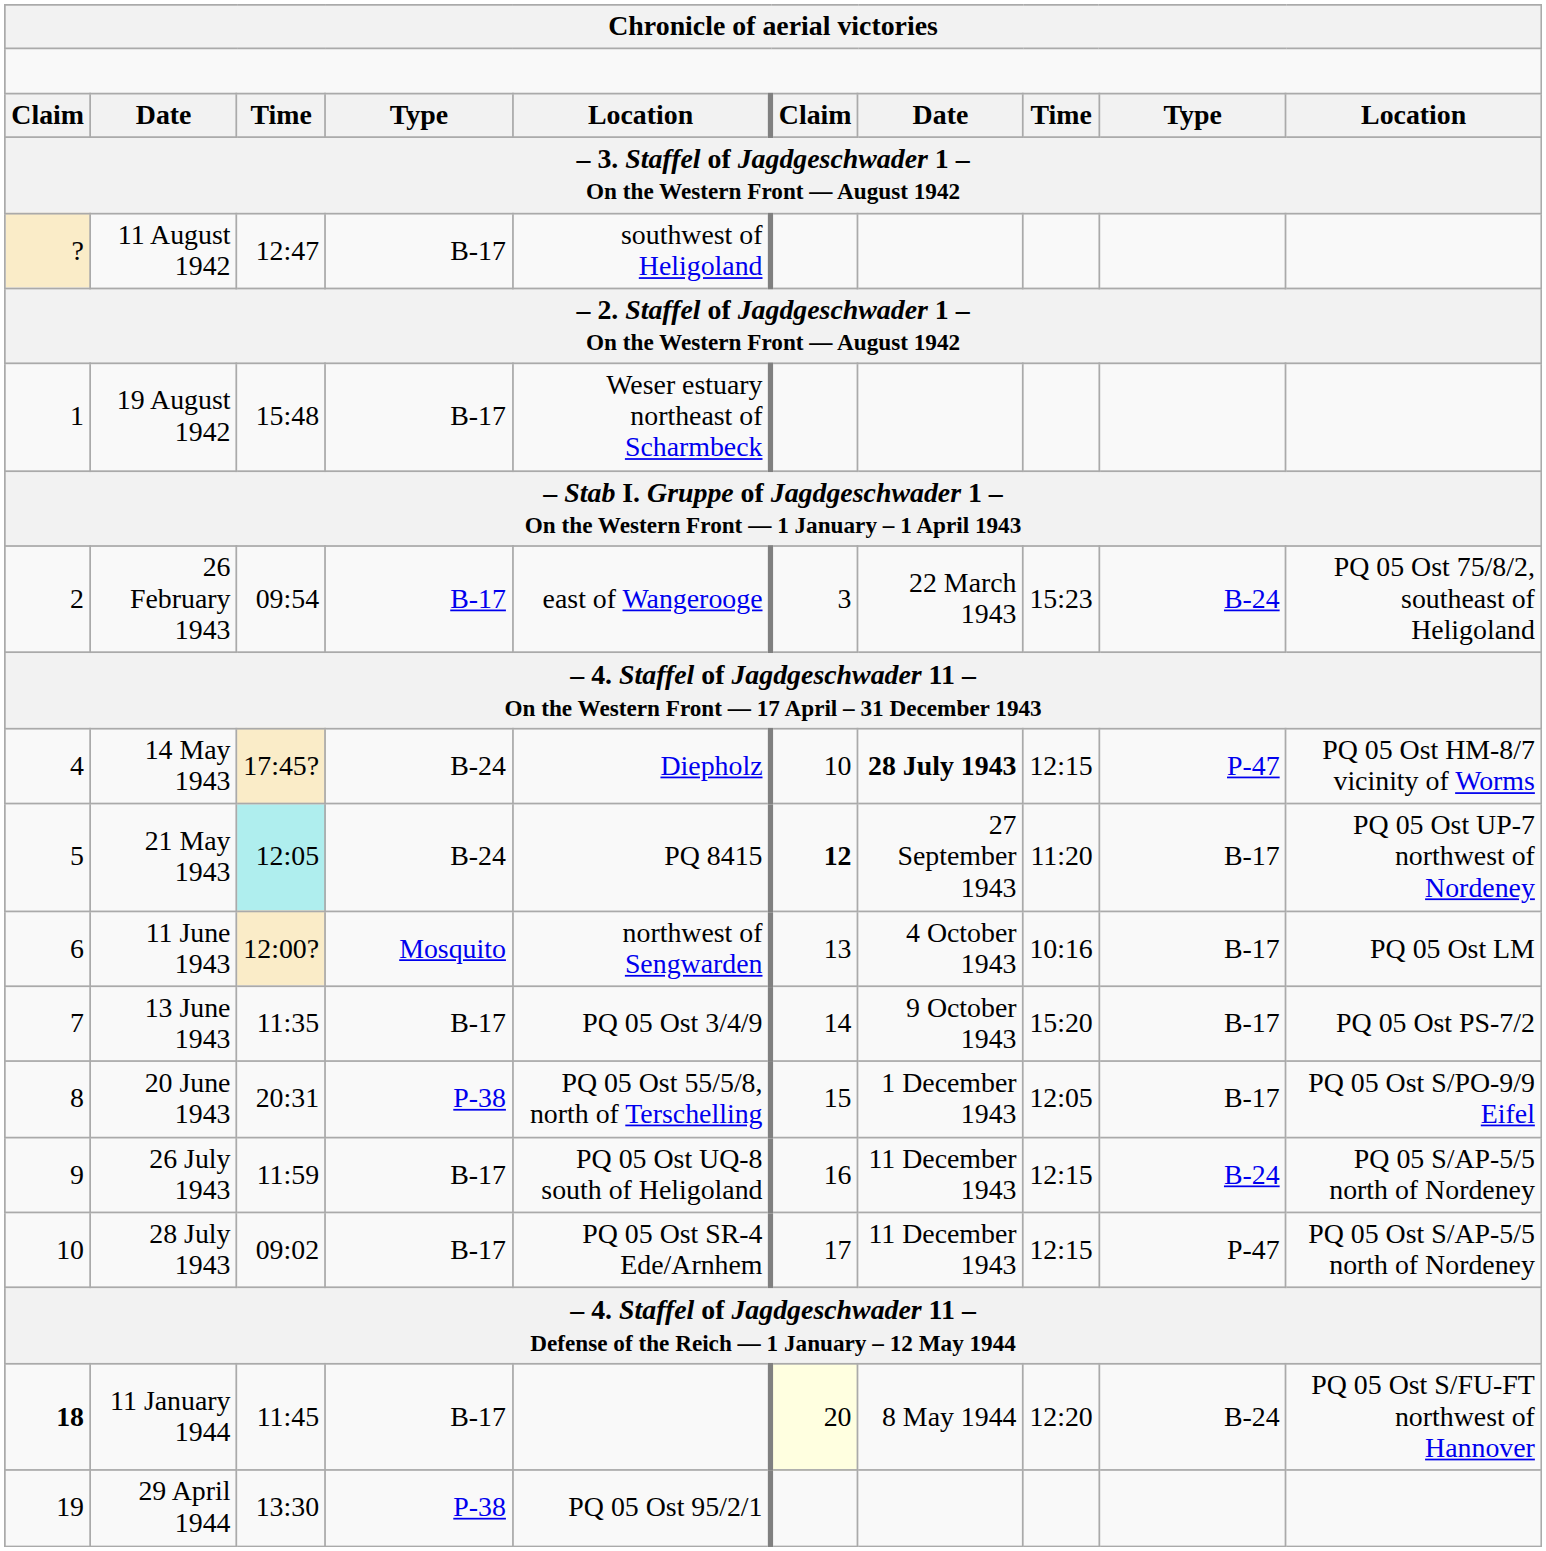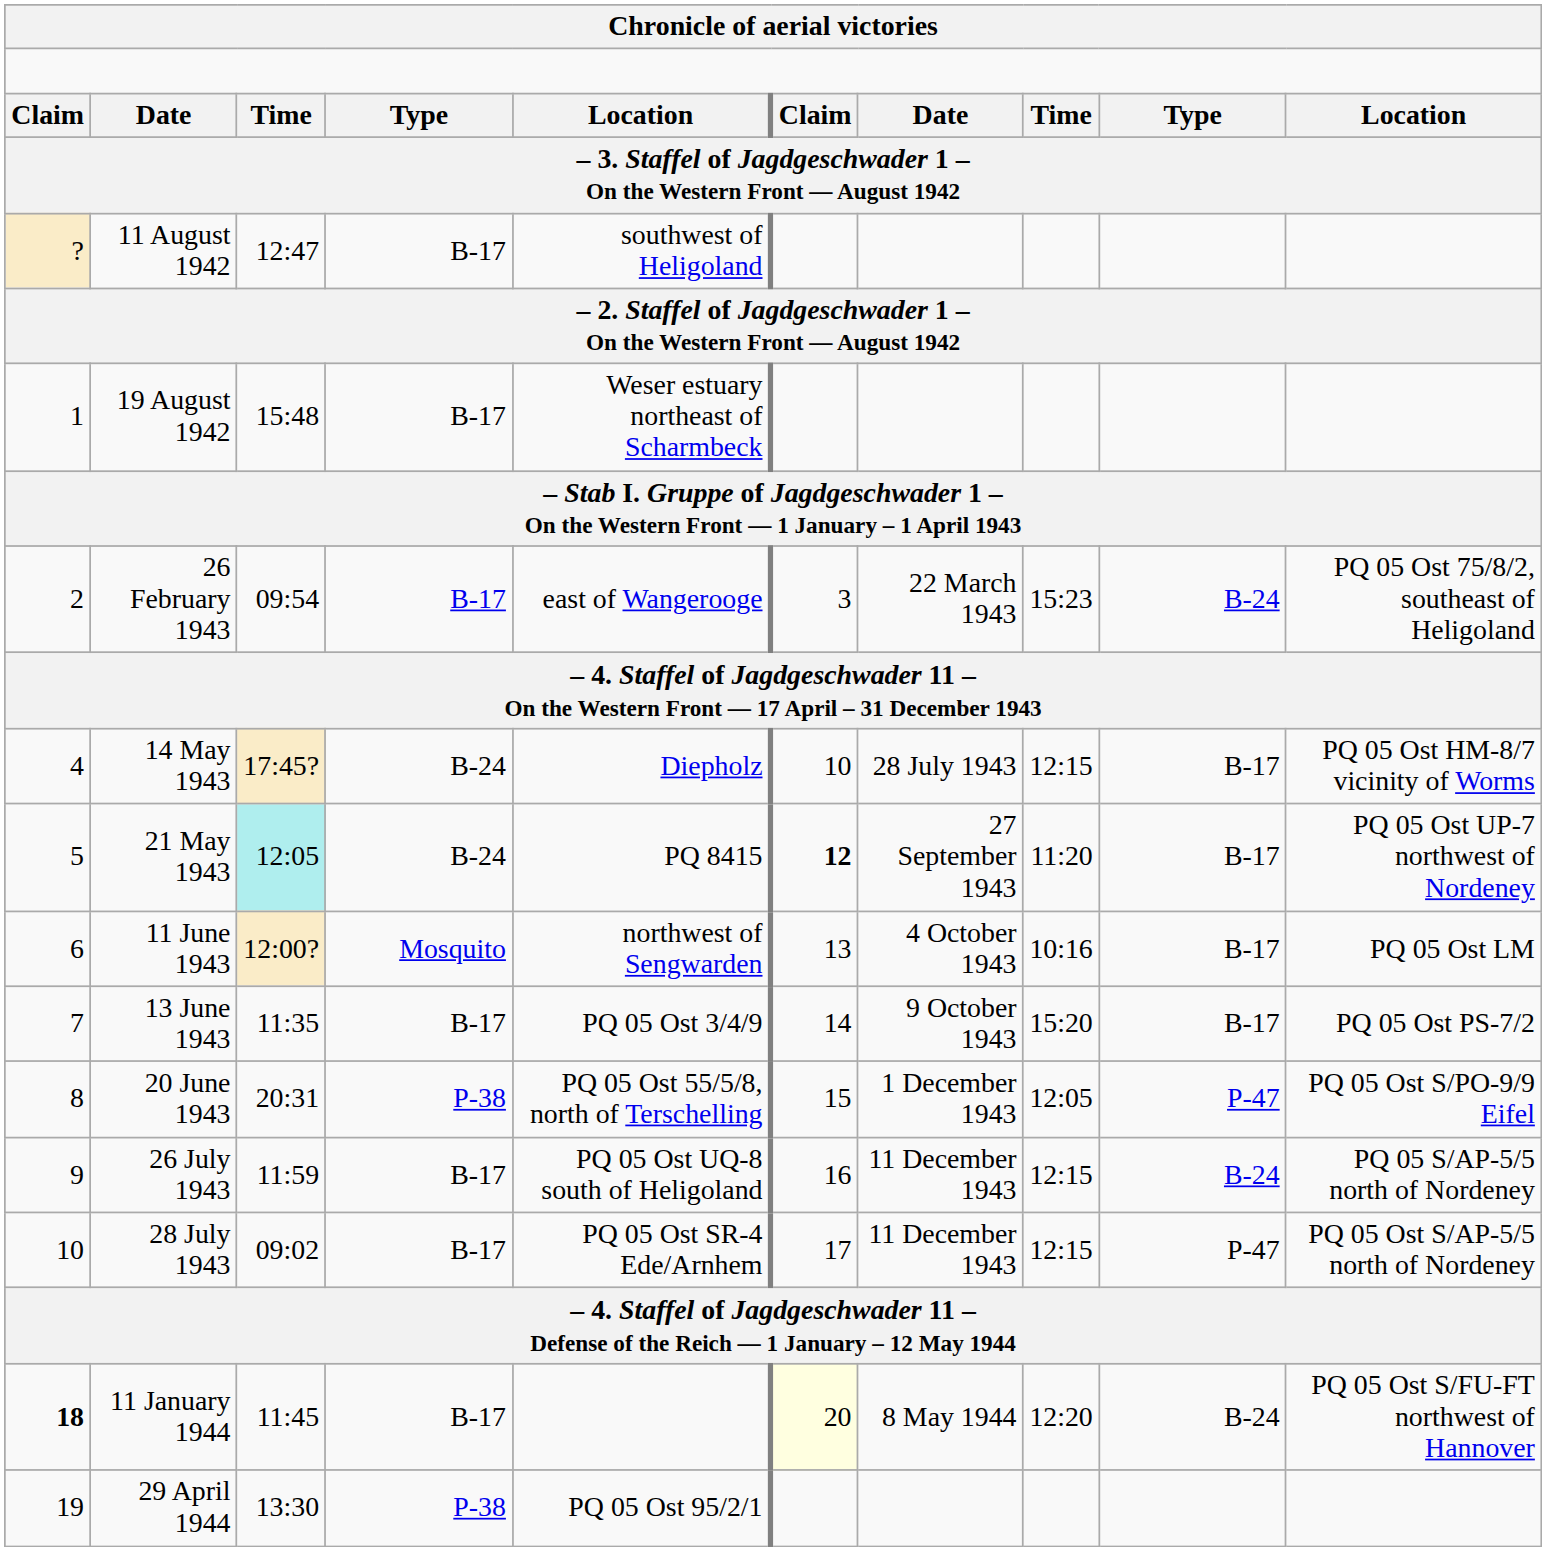(942, 765) bold -> (945, 765) normal
(1253, 765) P-47 -> (1252, 765) B-17
(1252, 1098) B-17 -> (1253, 1098) P-47
